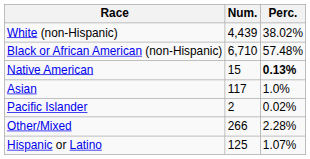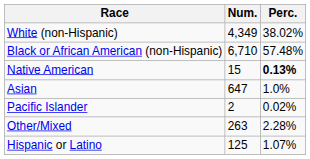(243, 32) 4,439 -> (243, 32) 4,349
(237, 88) 117 -> (238, 88) 647
(238, 126) 266 -> (238, 126) 263
